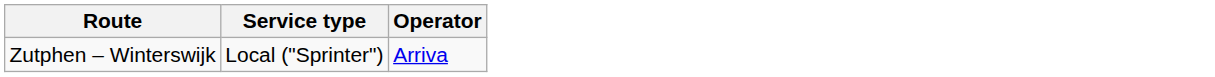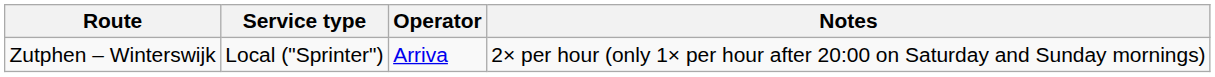+ column: (848, 21)
